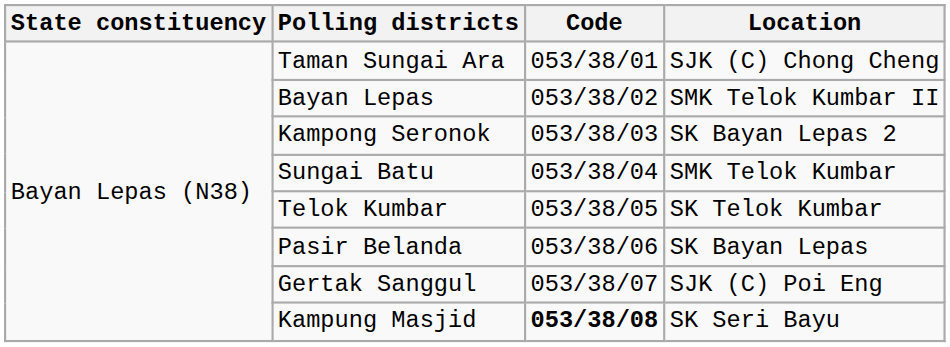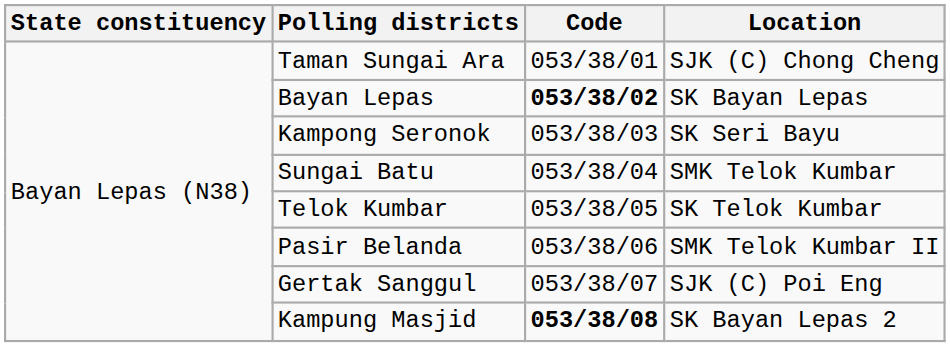(594, 98) normal -> (594, 98) bold
(805, 98) SMK Telok Kumbar II -> (769, 98) SK Bayan Lepas
(783, 135) SK Bayan Lepas 2 -> (755, 135) SK Seri Bayu
(769, 247) SK Bayan Lepas -> (805, 247) SMK Telok Kumbar II
(755, 322) SK Seri Bayu -> (783, 322) SK Bayan Lepas 2
